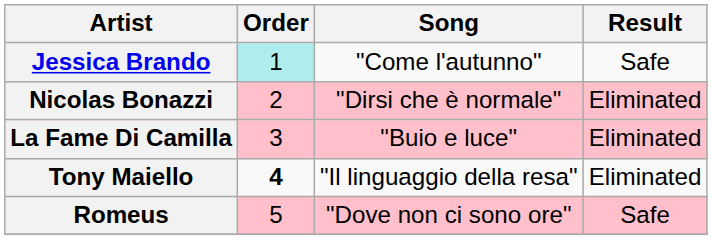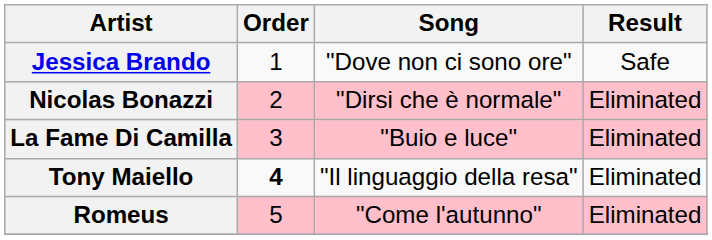(276, 61) paleturquoise background -> (276, 61) no background
(449, 61) "Come l'autunno" -> (449, 61) "Dove non ci sono ore"
(449, 215) "Dove non ci sono ore" -> (449, 215) "Come l'autunno"
(645, 215) Safe -> (645, 215) Eliminated
